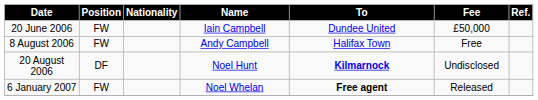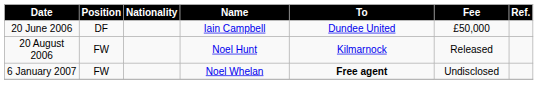(101, 29) FW -> (101, 29) DF
- row: (42, 45)
(101, 66) DF -> (101, 50) FW
(362, 66) bold -> (362, 50) normal
(472, 66) Undisclosed -> (472, 50) Released
(472, 88) Released -> (472, 72) Undisclosed
